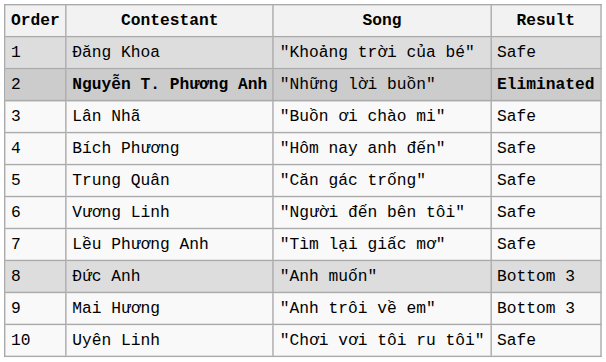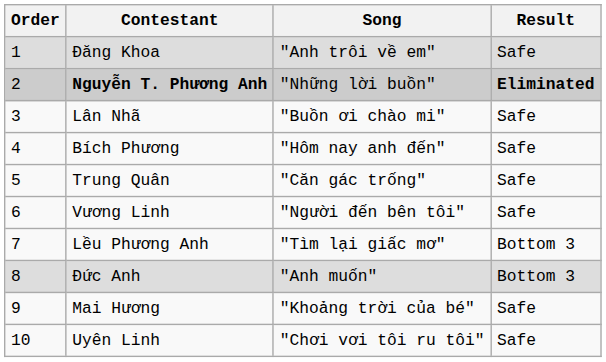(377, 52) "Khoảng trời của bé" -> (358, 52) "Anh trôi về em"
(516, 244) Safe -> (536, 244) Bottom 3
(358, 308) "Anh trôi về em" -> (377, 308) "Khoảng trời của bé"
(536, 308) Bottom 3 -> (516, 308) Safe
